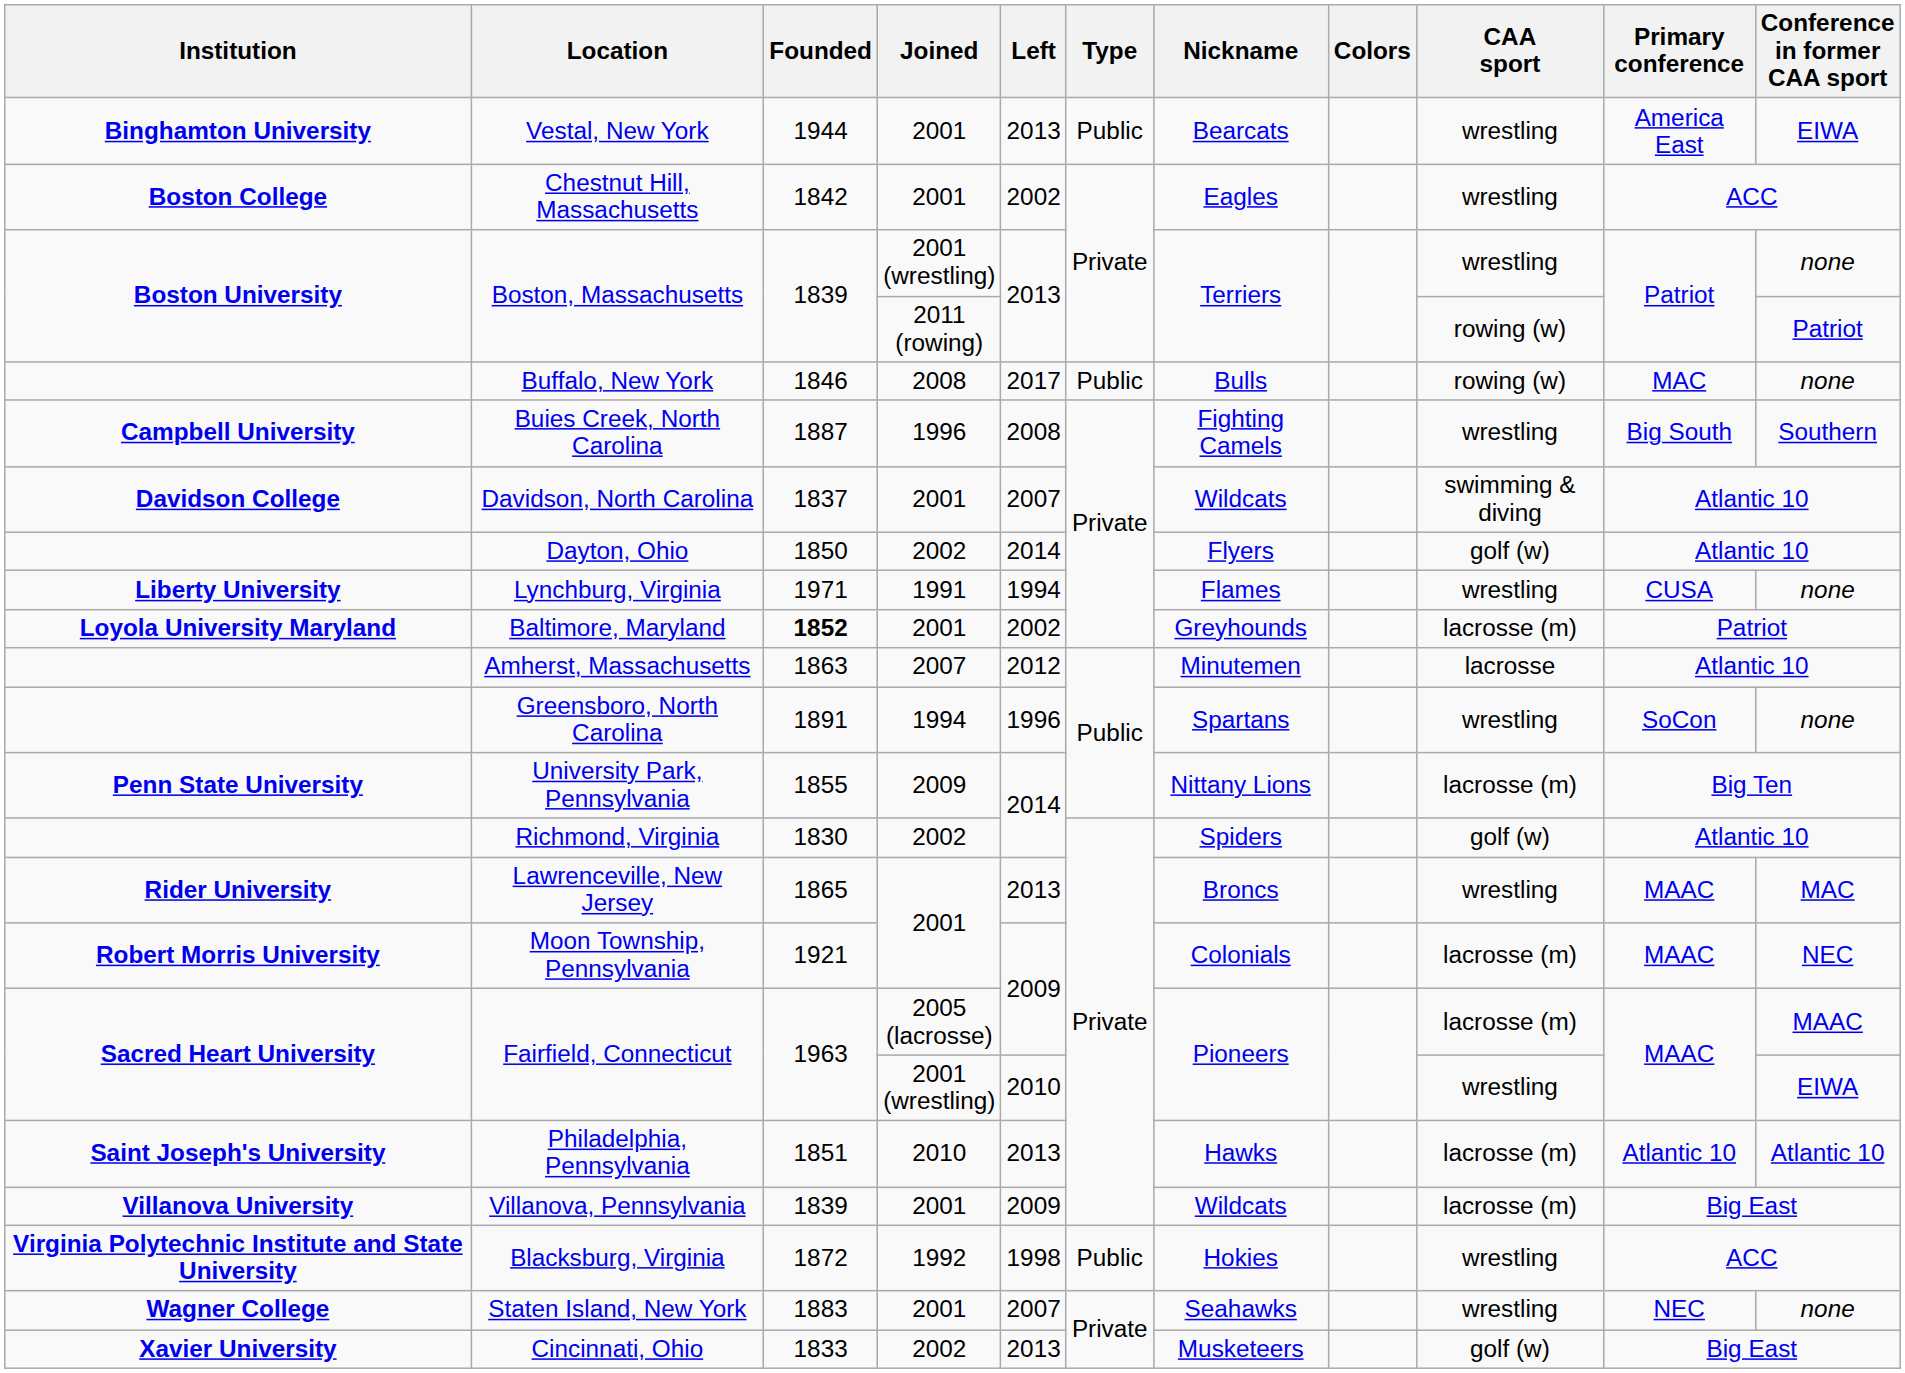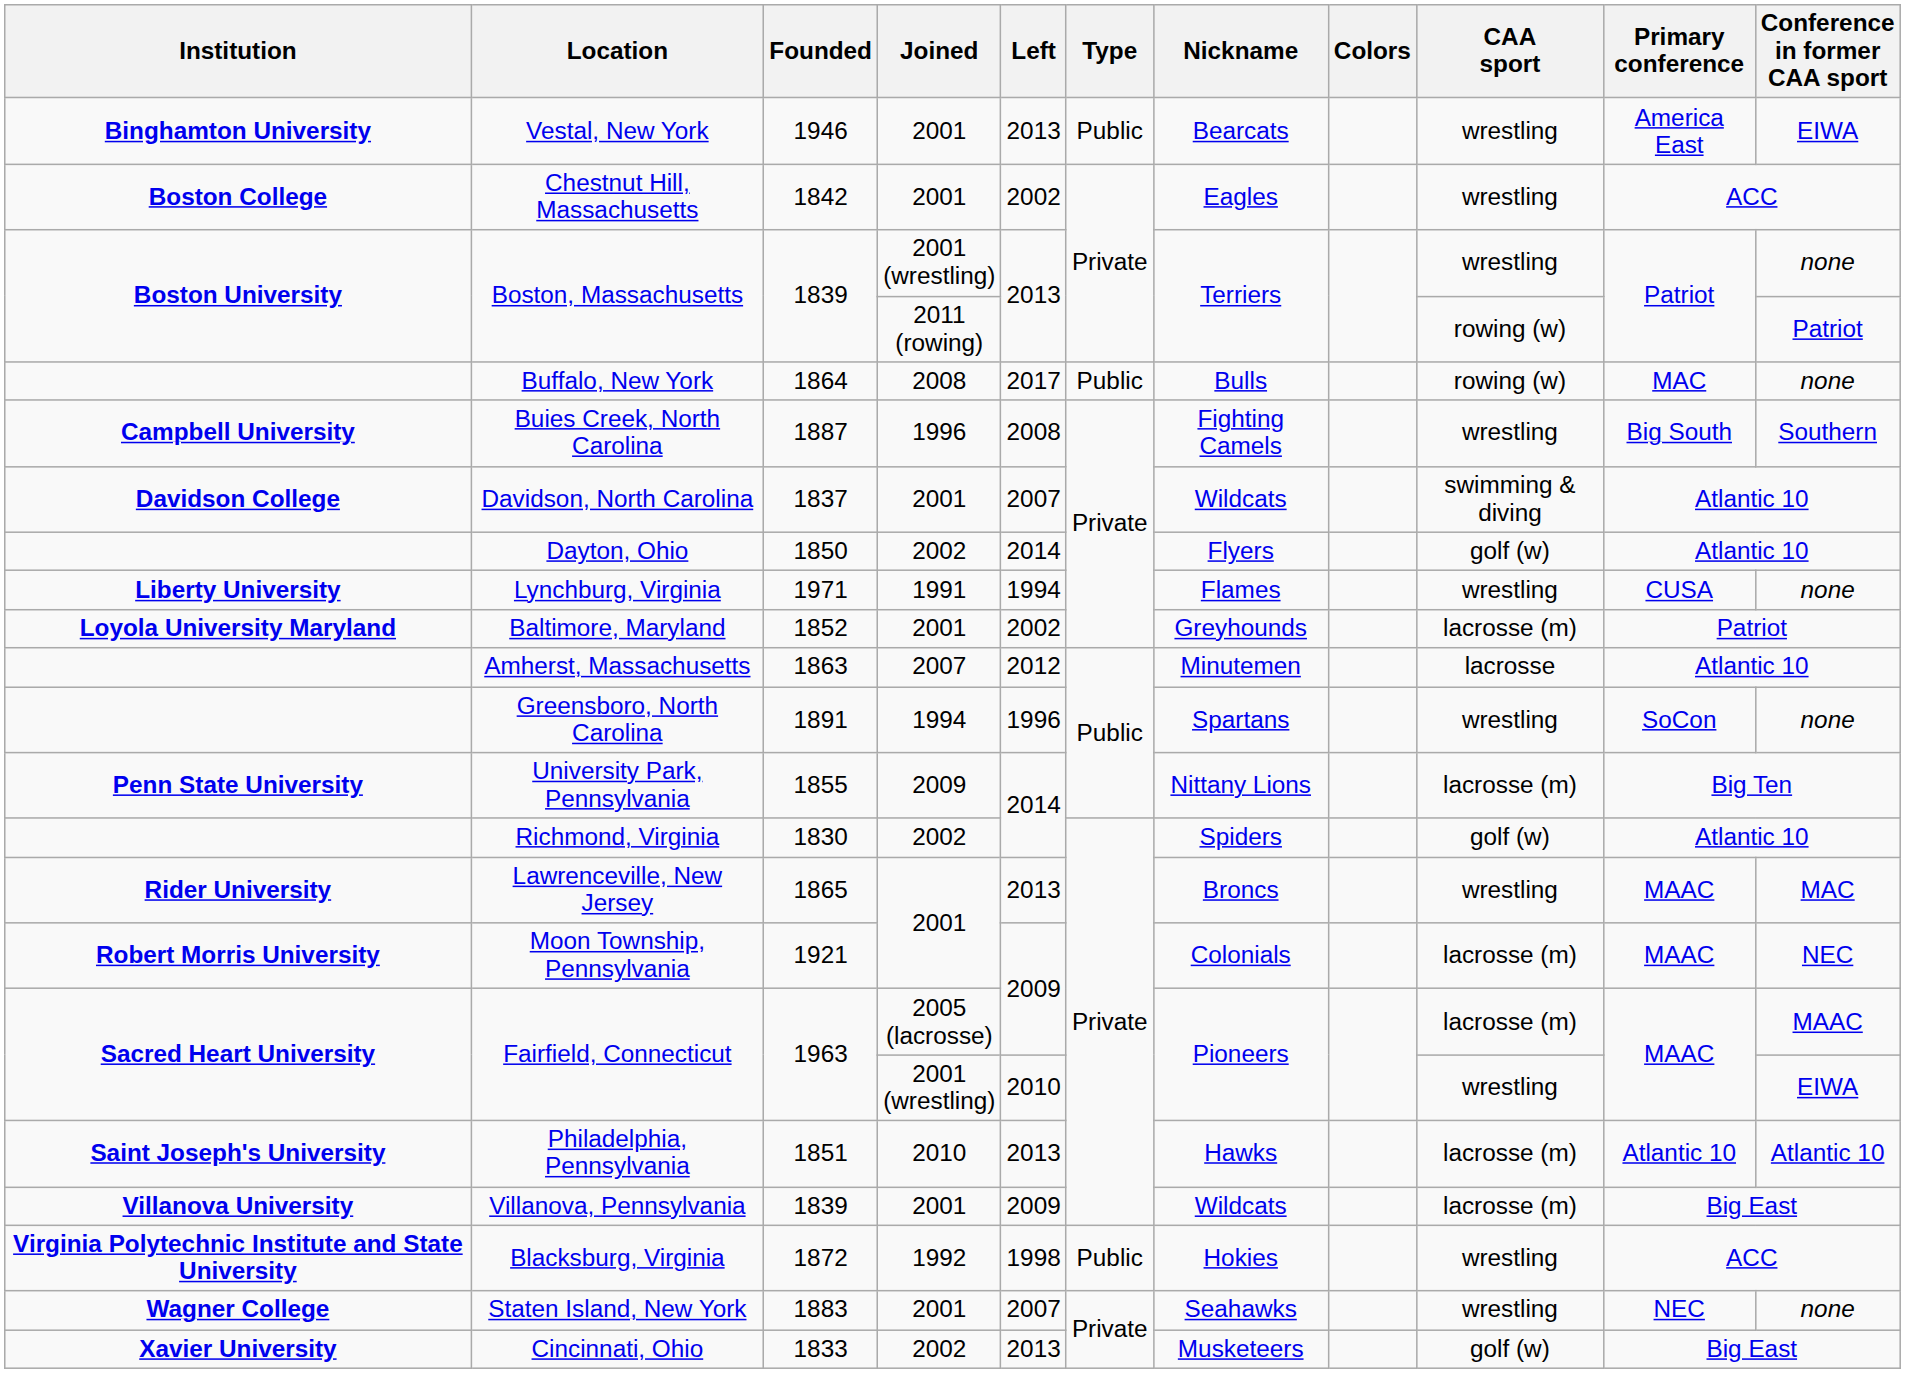(821, 130) 1944 -> (821, 130) 1946
(821, 380) 1846 -> (821, 380) 1864
(821, 628) bold -> (821, 628) normal
